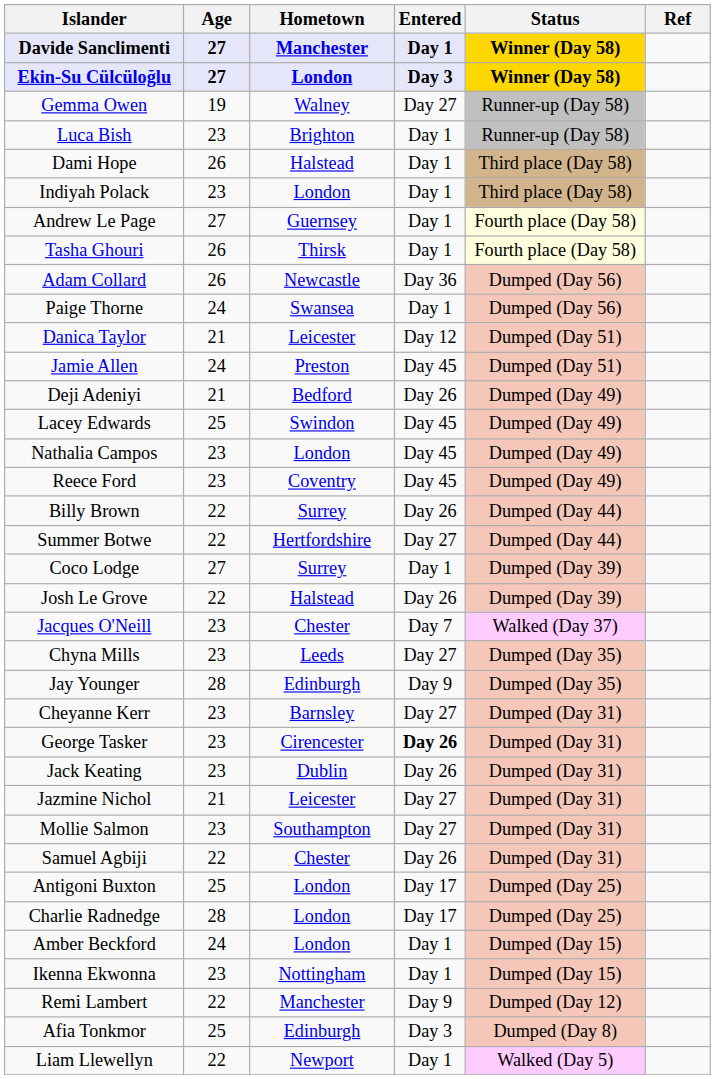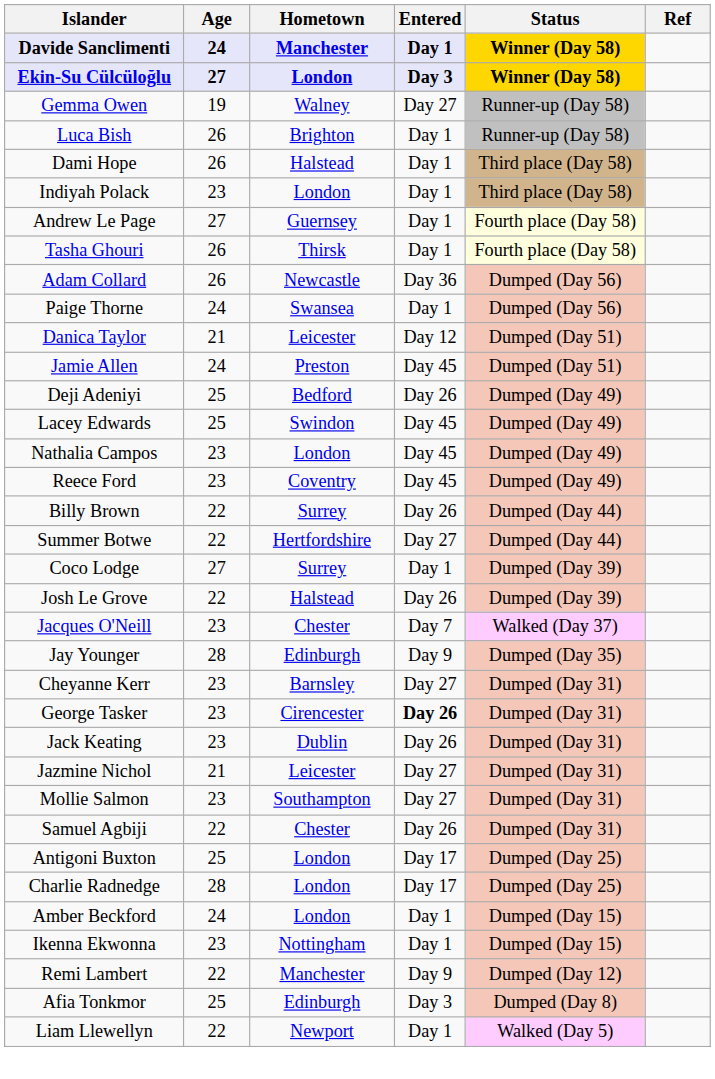(217, 47) 27 -> (217, 47) 24
(217, 134) 23 -> (217, 134) 26
(217, 395) 21 -> (217, 395) 25
- row: (94, 655)
